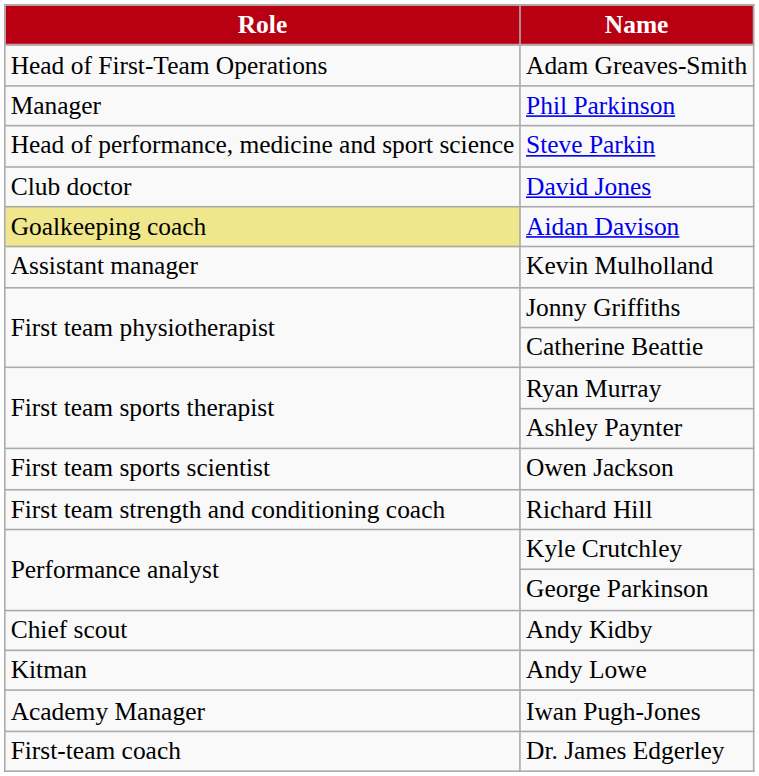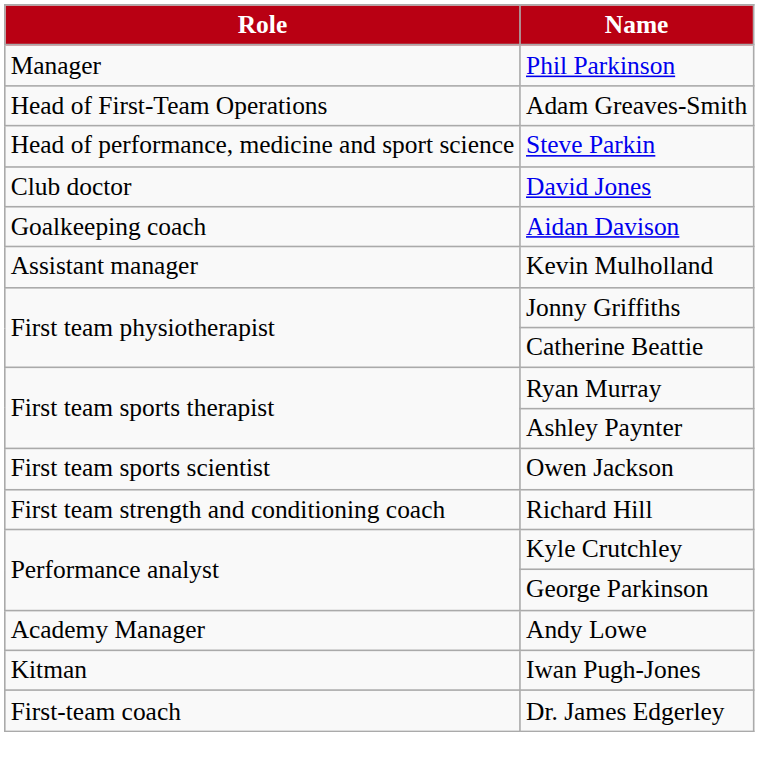rows swapped: (637, 65) <-> (601, 105)
(108, 226) khaki background -> (108, 226) no background
- row: (589, 629)
(49, 670) Kitman -> (108, 629) Academy Manager
(108, 710) Academy Manager -> (49, 670) Kitman
